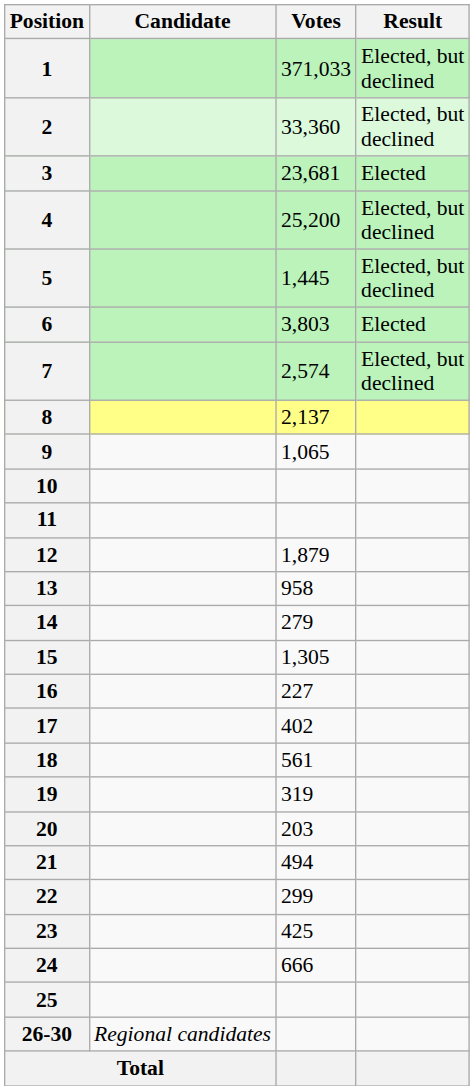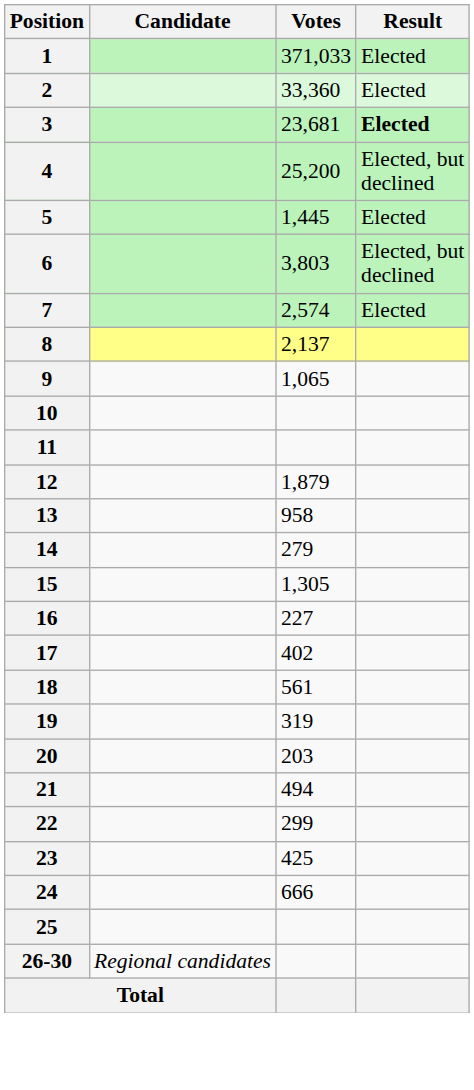(413, 68) Elected, but declined -> (393, 55) Elected
(413, 126) Elected, but declined -> (393, 90) Elected
(393, 172) normal -> (395, 124) bold
(413, 277) Elected, but declined -> (393, 217) Elected
(393, 324) Elected -> (413, 263) Elected, but declined
(413, 370) Elected, but declined -> (393, 310) Elected
